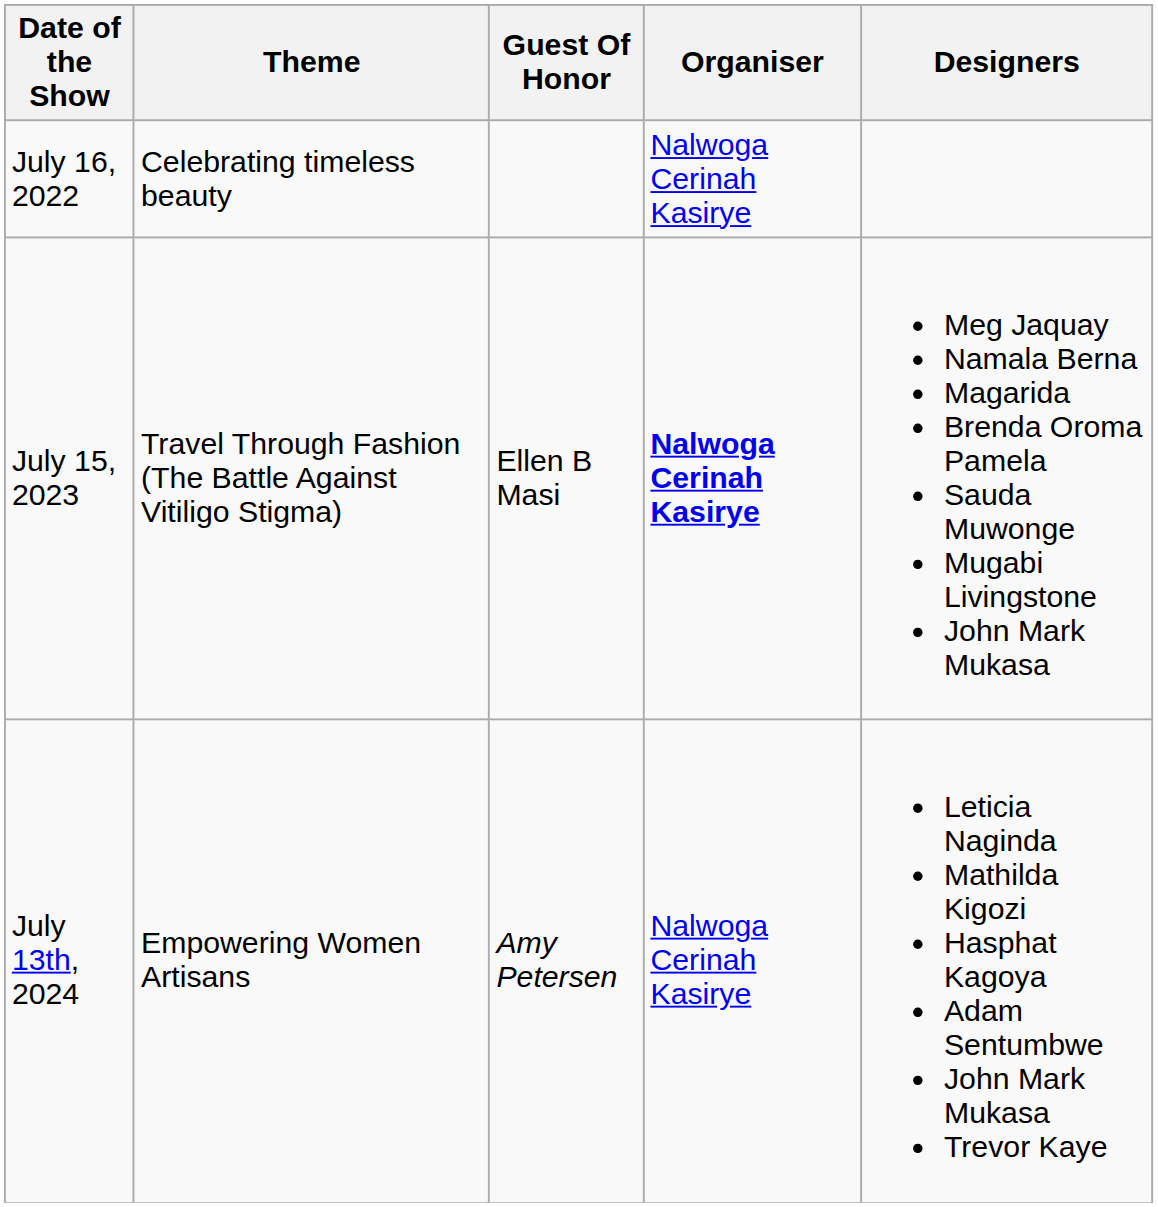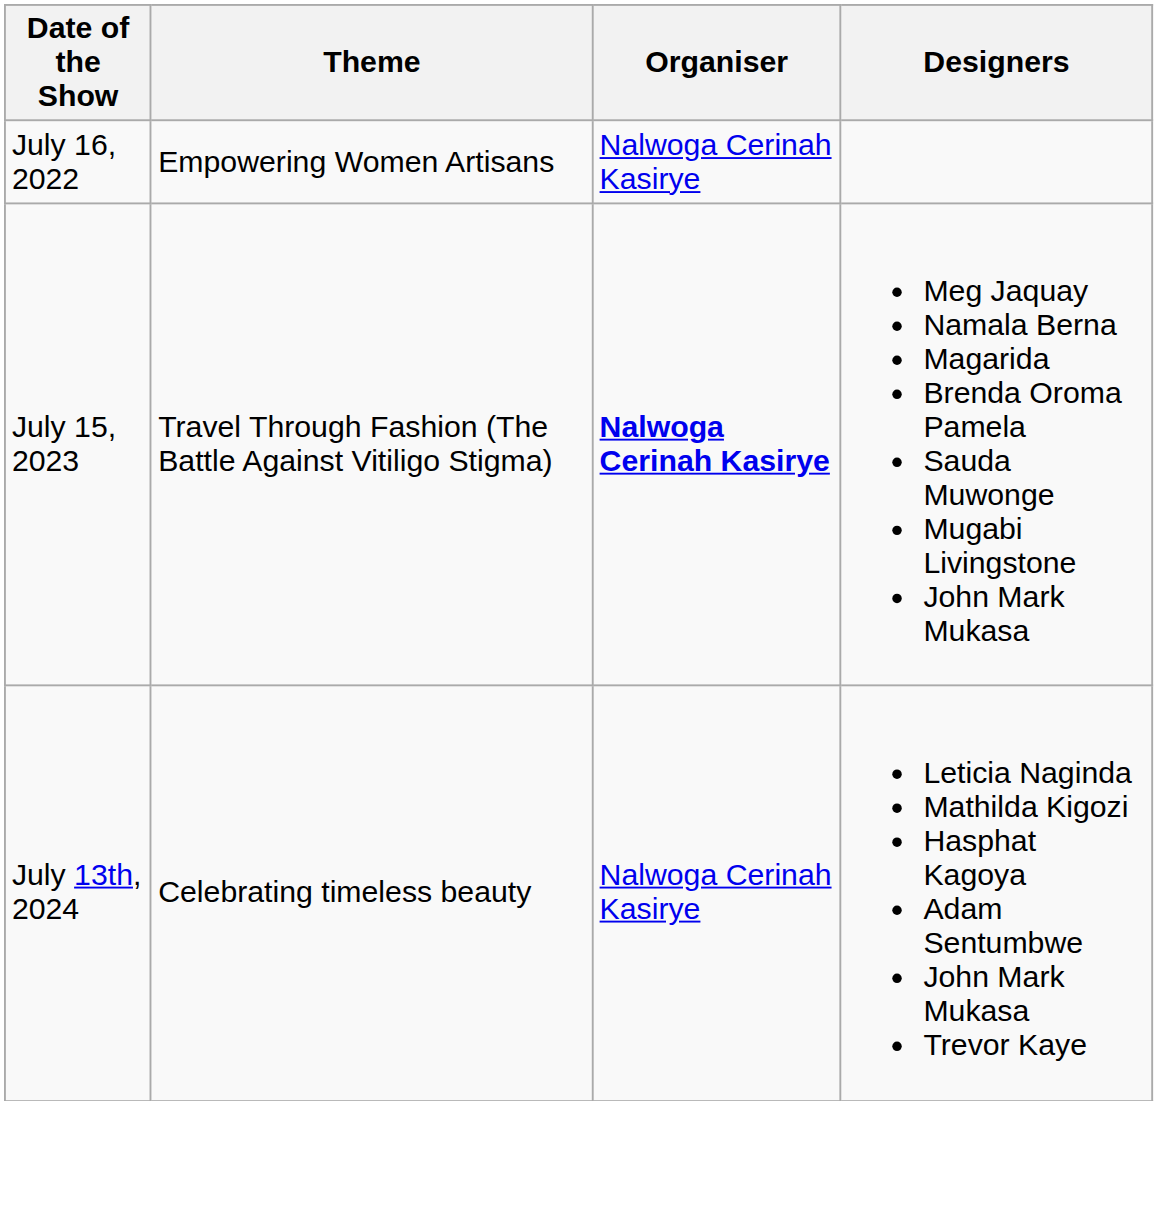- column: (566, 62)
(278, 178) Celebrating timeless beauty -> (356, 161) Empowering Women Artisans
(281, 960) Empowering Women Artisans -> (345, 892) Celebrating timeless beauty
